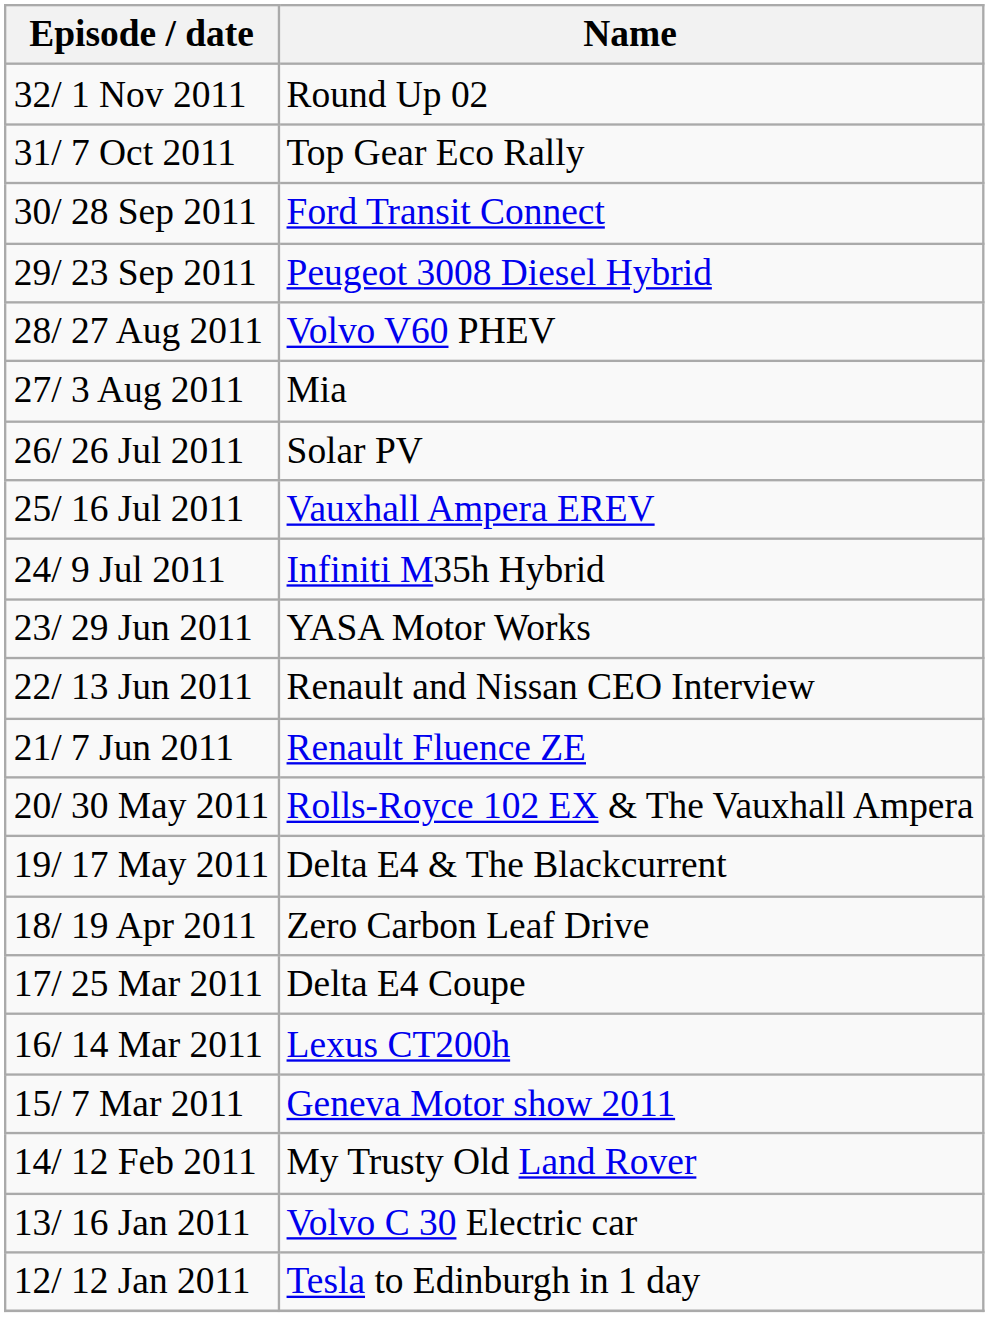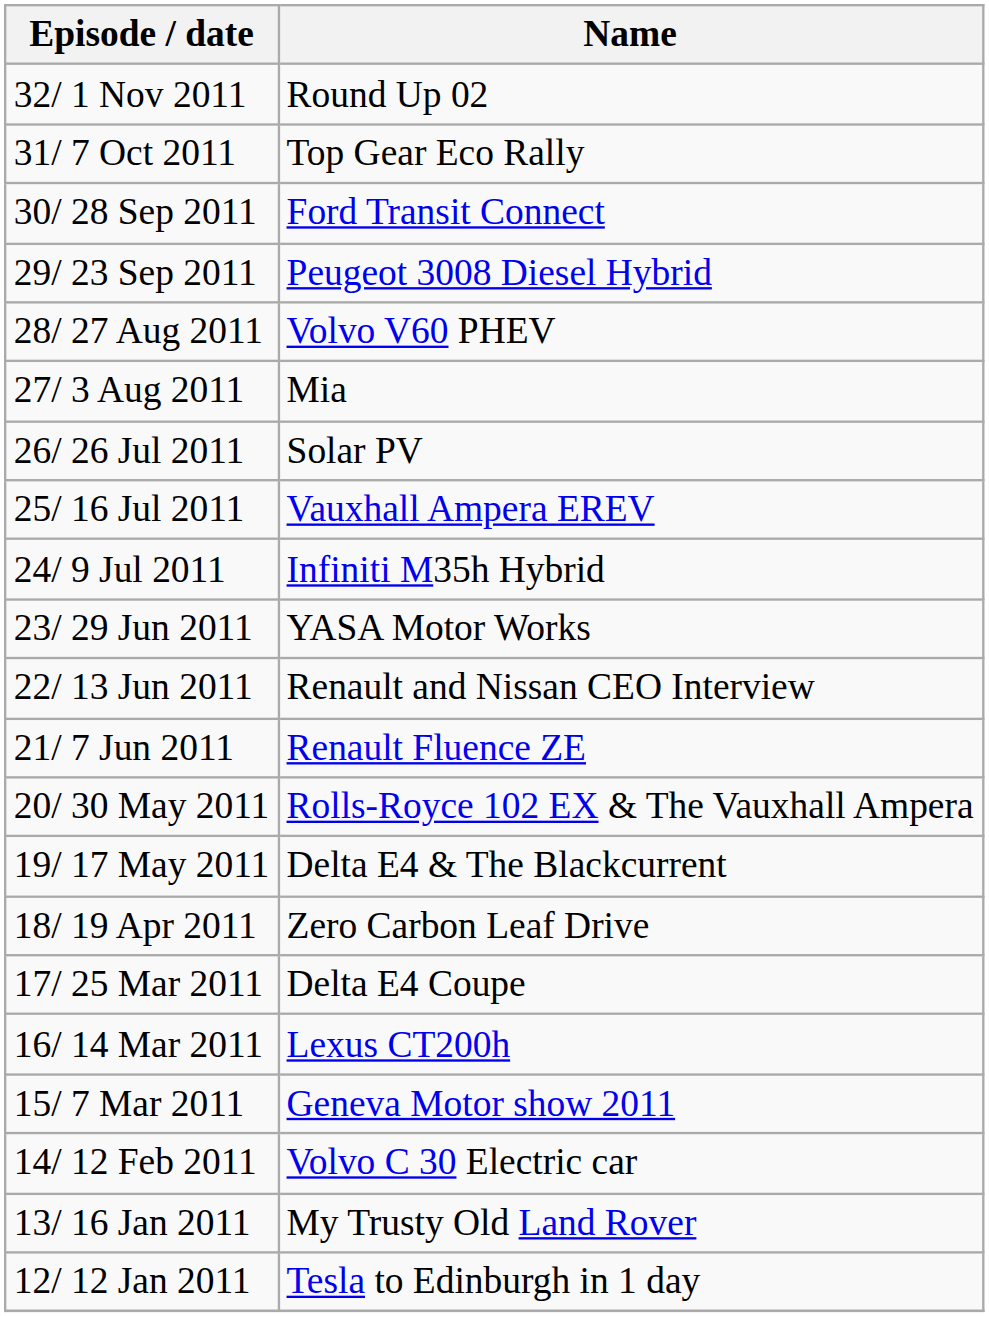(491, 1162) My Trusty Old Land Rover -> (462, 1162) Volvo C 30 Electric car
(462, 1221) Volvo C 30 Electric car -> (491, 1221) My Trusty Old Land Rover
